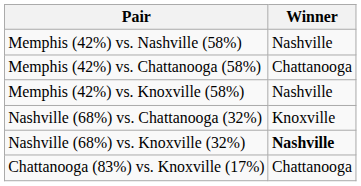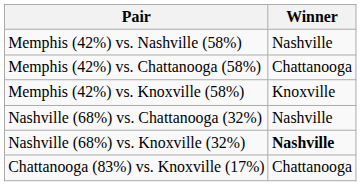(302, 92) Nashville -> (304, 92) Knoxville
(304, 117) Knoxville -> (302, 117) Nashville
